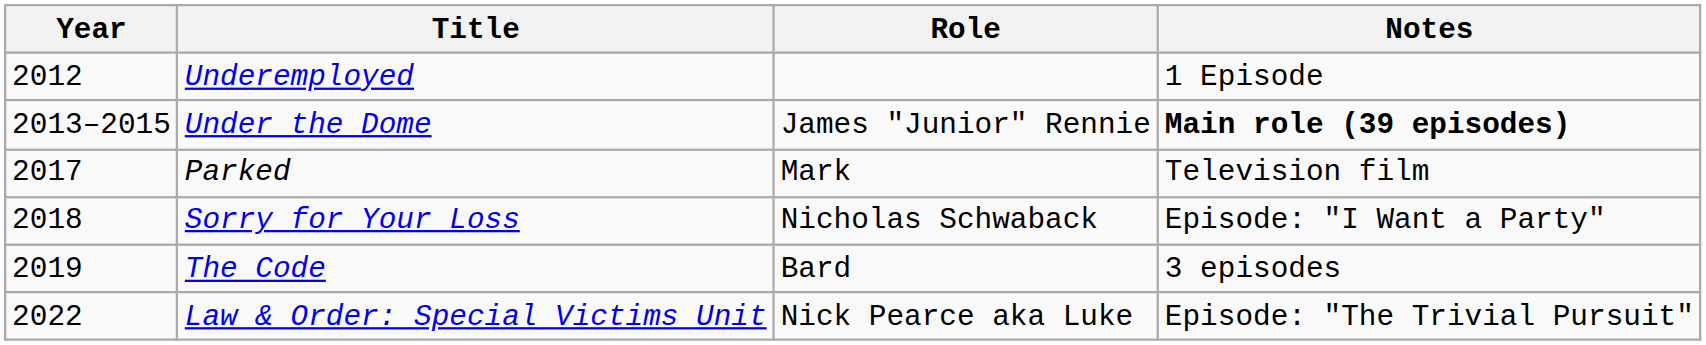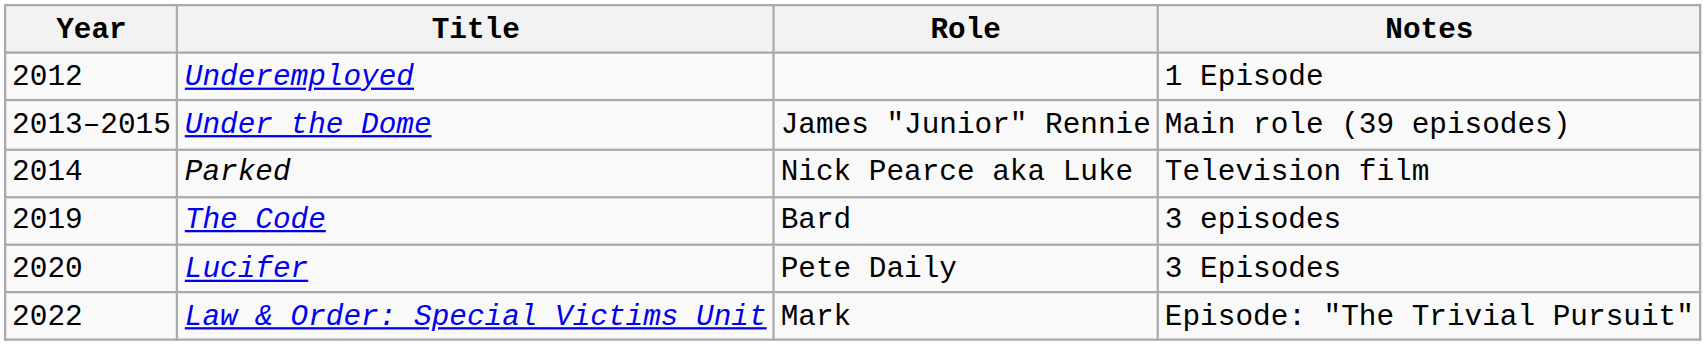(1368, 125) bold -> (1368, 125) normal
(47, 173) 2017 -> (47, 173) 2014
(816, 173) Mark -> (957, 173) Nick Pearce aka Luke
- row: (352, 221)
+ row: (247, 268)
(957, 316) Nick Pearce aka Luke -> (816, 316) Mark
